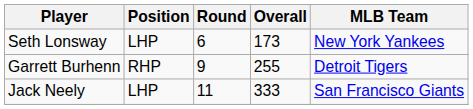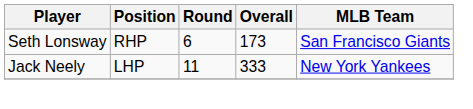(143, 41) LHP -> (130, 41) RHP
(379, 41) New York Yankees -> (375, 41) San Francisco Giants
- row: (64, 66)
(389, 91) San Francisco Giants -> (365, 66) New York Yankees
